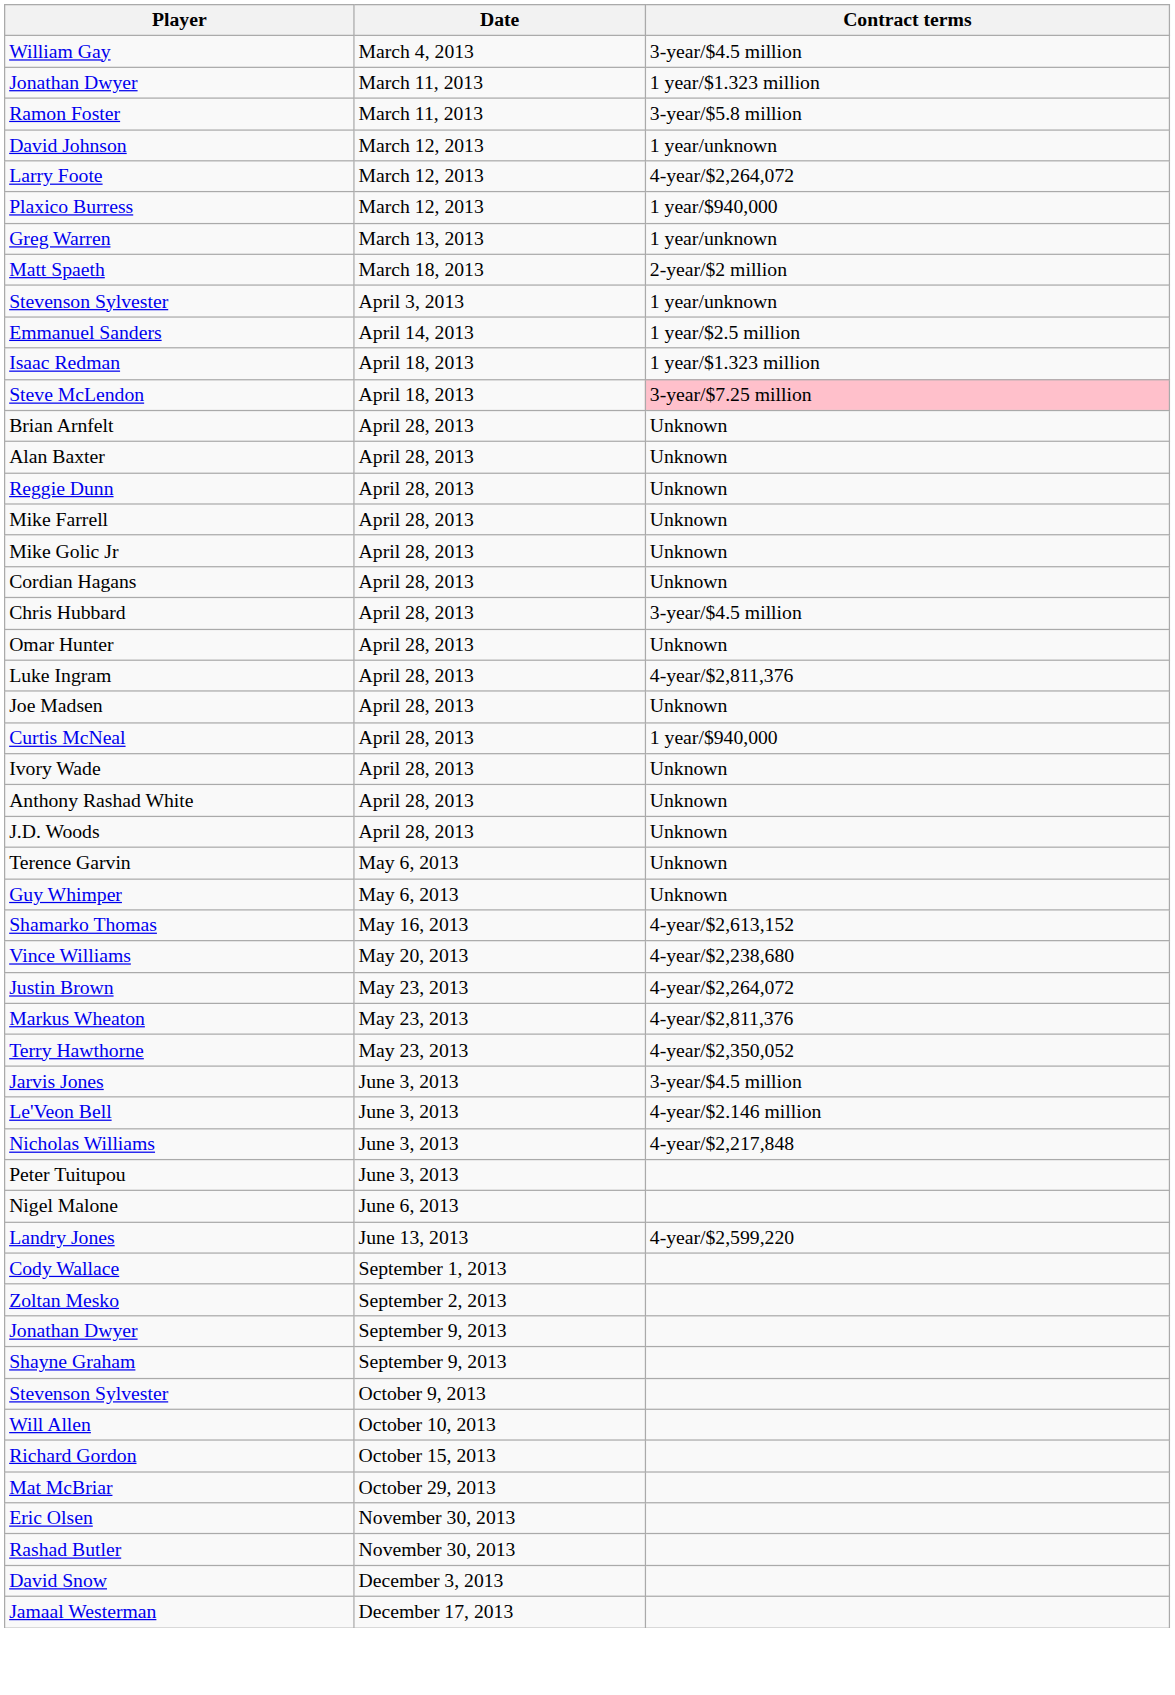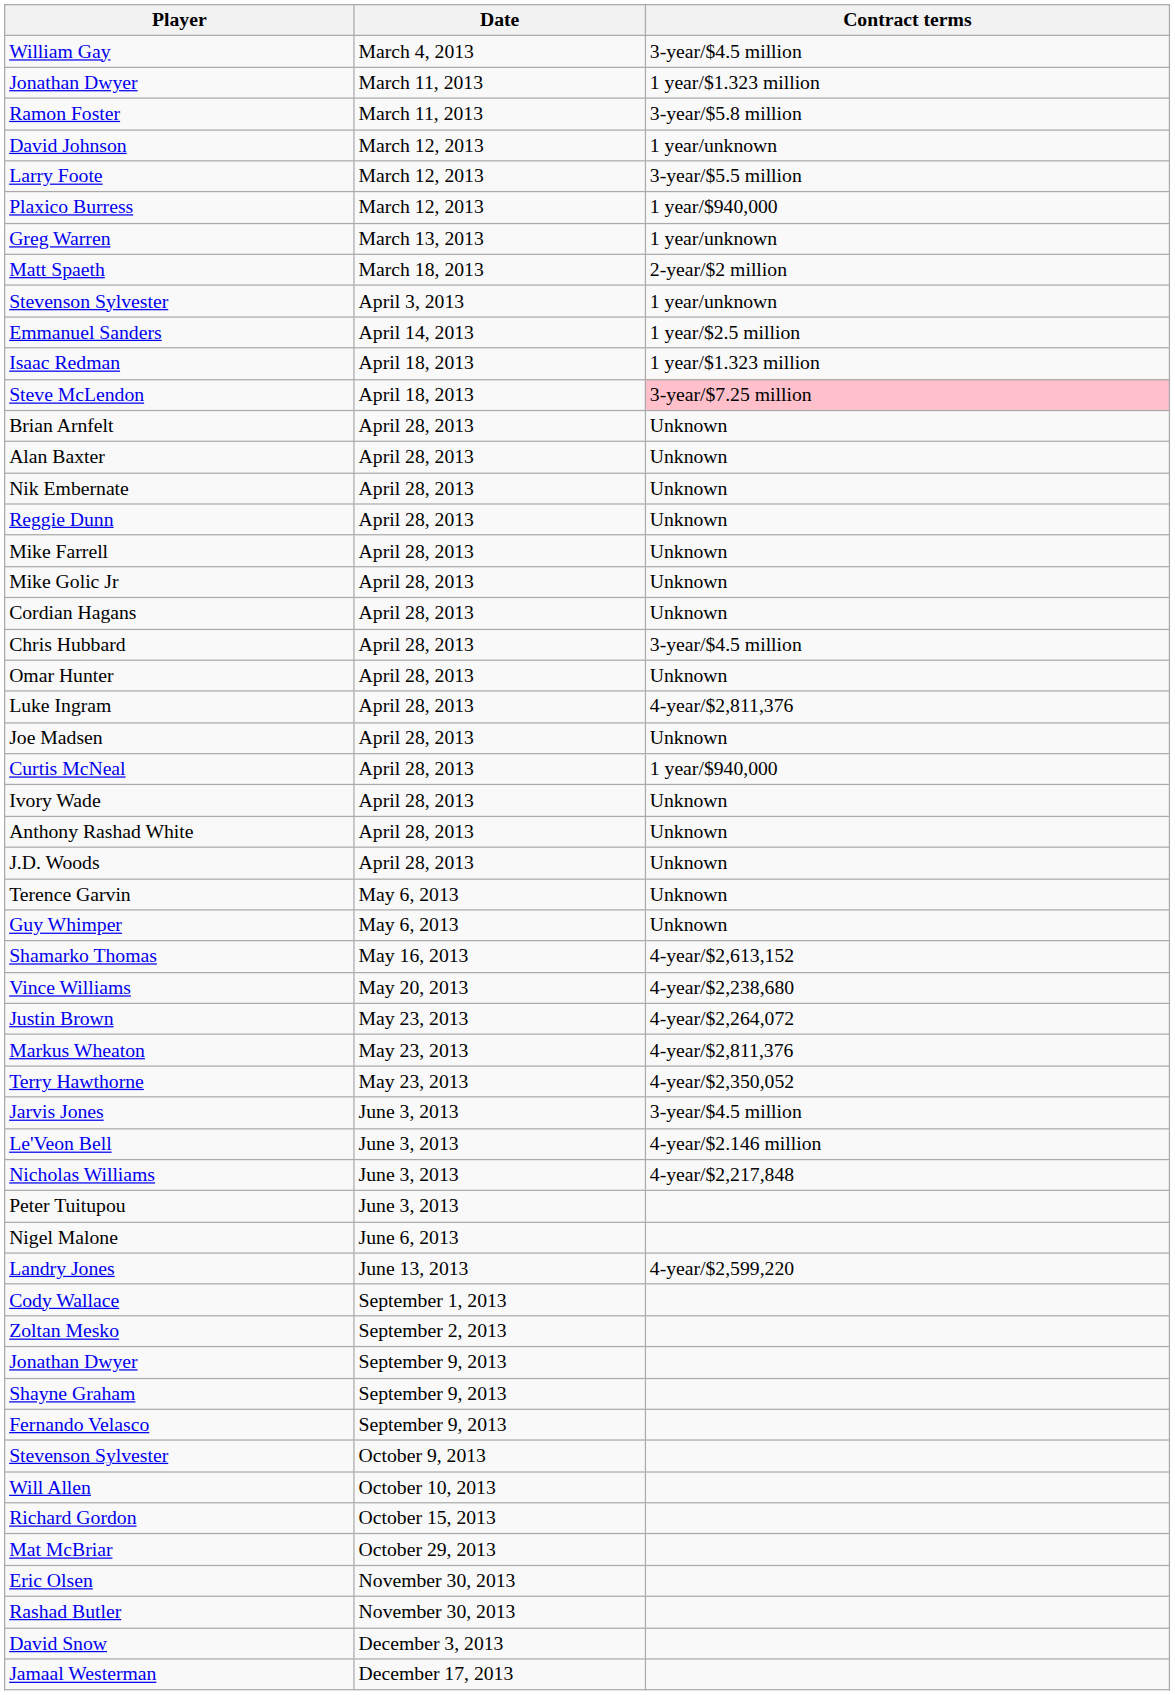(722, 176) 4-year/$2,264,072 -> (726, 176) 3-year/$5.5 million
+ row: (69, 488)
+ row: (79, 1424)
